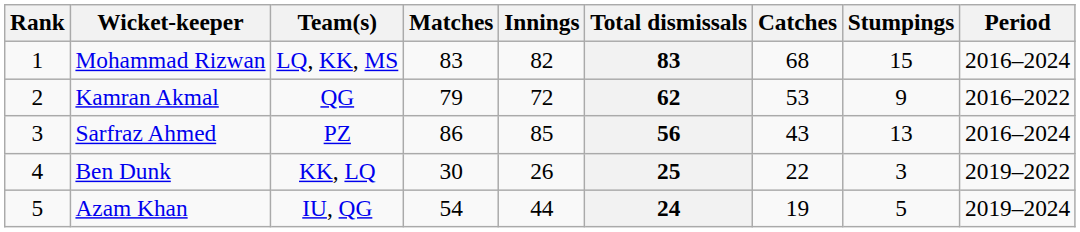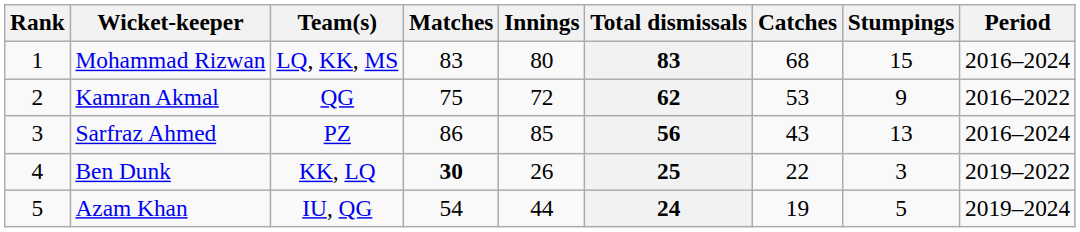(542, 60) 82 -> (542, 60) 80
(451, 97) 79 -> (451, 97) 75
(451, 171) normal -> (451, 171) bold
